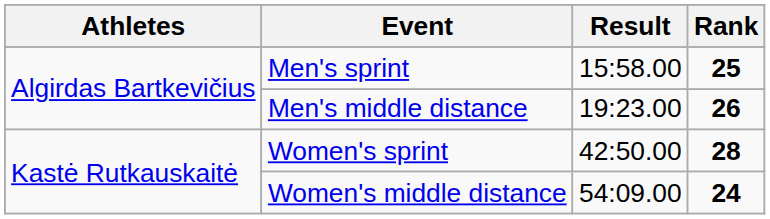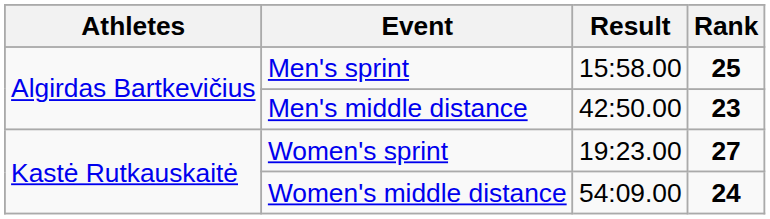(630, 109) 19:23.00 -> (630, 109) 42:50.00
(726, 109) 26 -> (726, 109) 23
(630, 151) 42:50.00 -> (630, 151) 19:23.00
(726, 151) 28 -> (726, 151) 27
